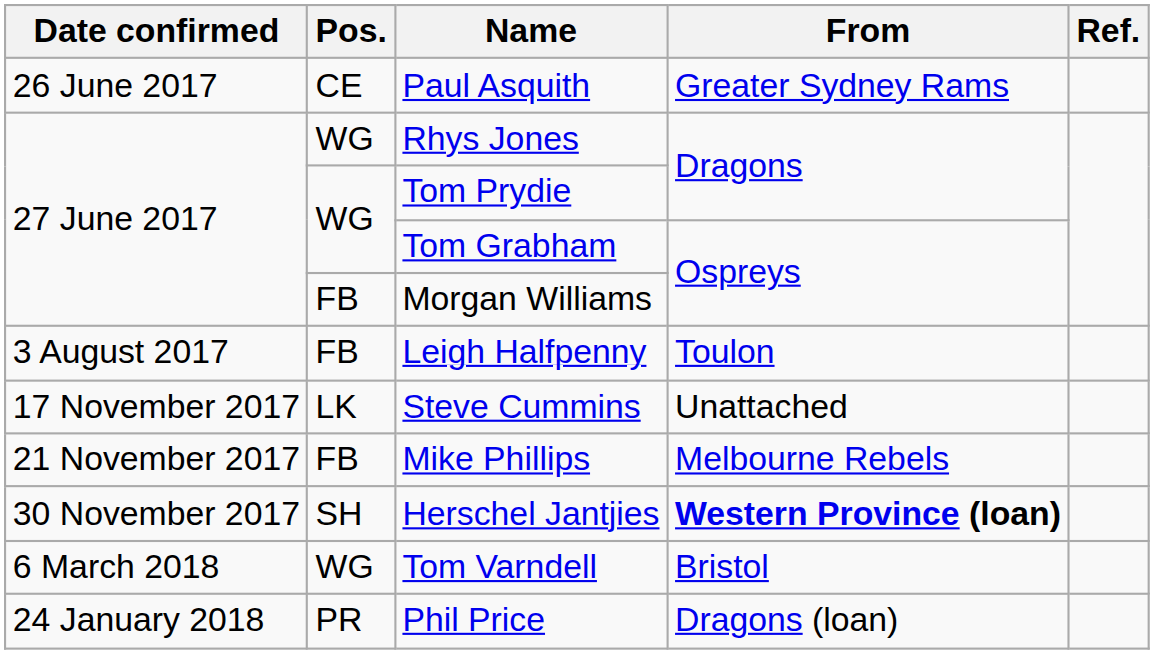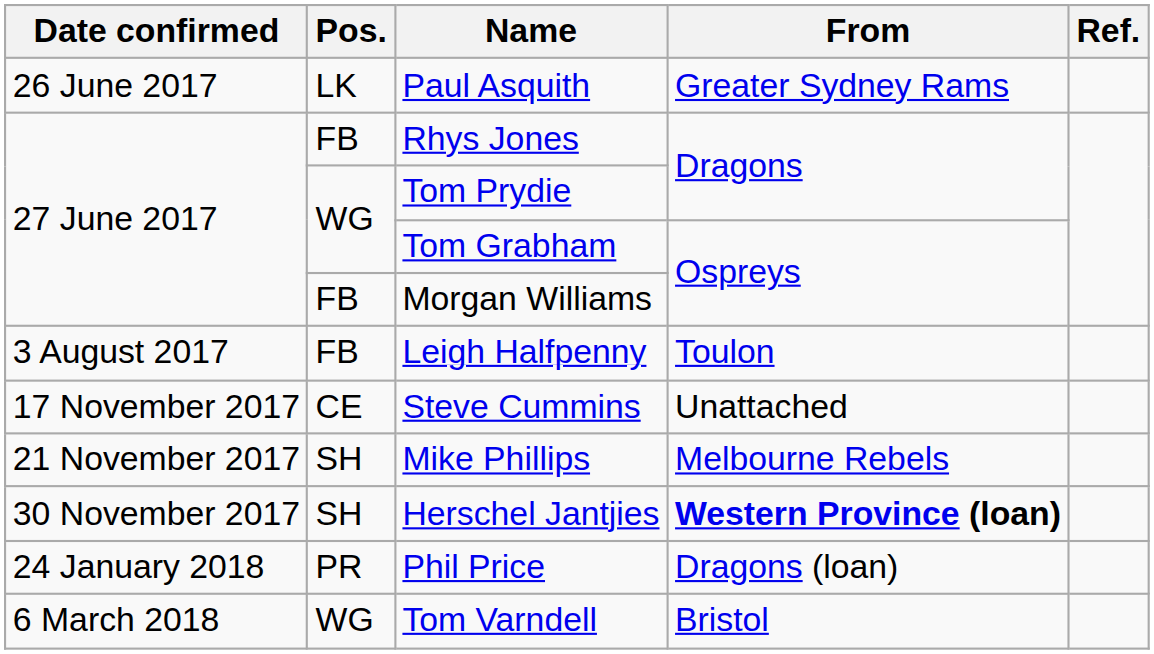(339, 84) CE -> (336, 84) LK
(345, 138) WG -> (337, 138) FB
(336, 406) LK -> (339, 406) CE
(337, 459) FB -> (339, 459) SH
rows swapped: (474, 620) <-> (500, 566)
